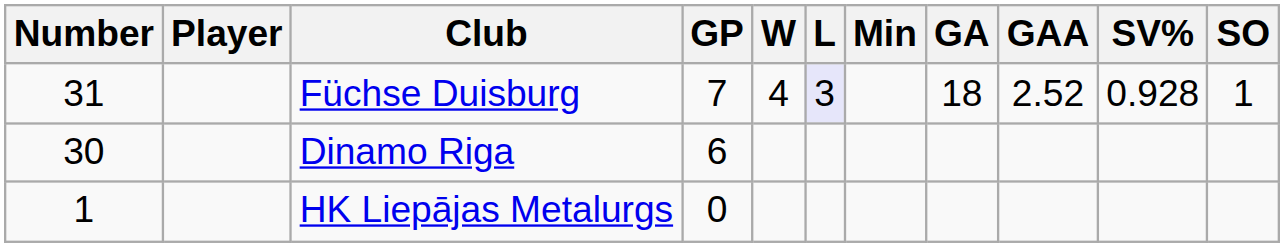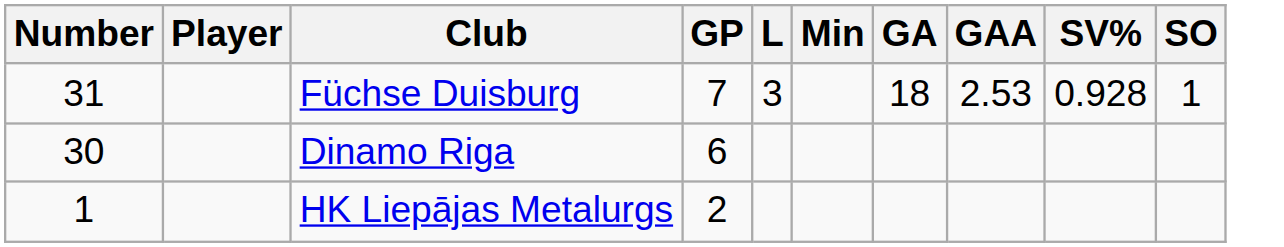- column: (778, 33)
(824, 92) lavender background -> (772, 92) no background
(1048, 92) 2.52 -> (996, 92) 2.53
(717, 210) 0 -> (717, 210) 2
